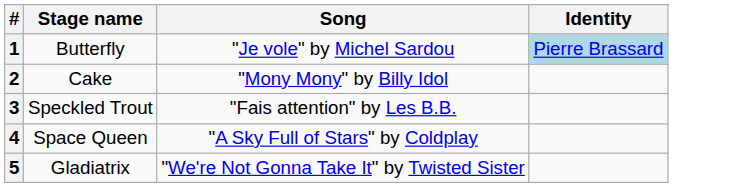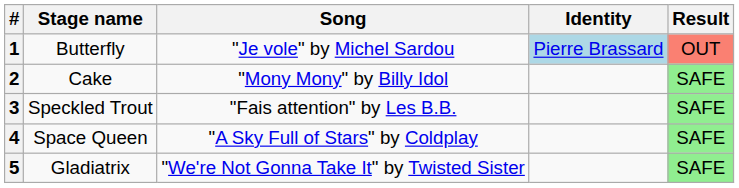+ column: (701, 19)
